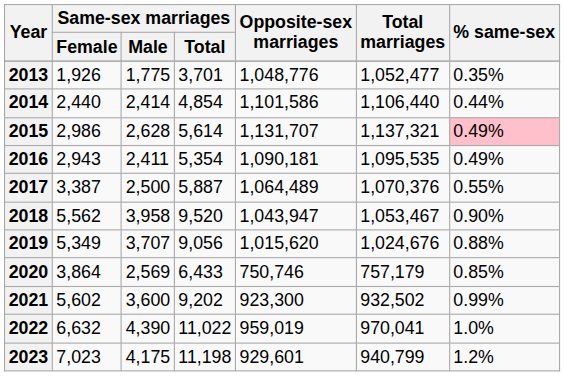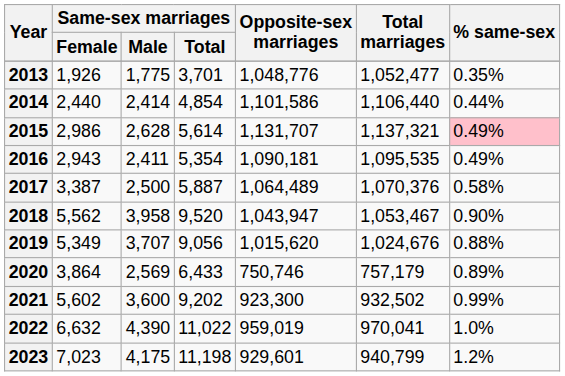(479, 187) 0.55% -> (479, 187) 0.58%
(479, 272) 0.85% -> (479, 272) 0.89%
